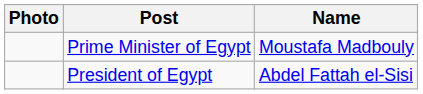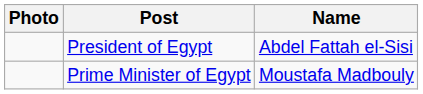rows swapped: (140, 74) <-> (159, 46)
